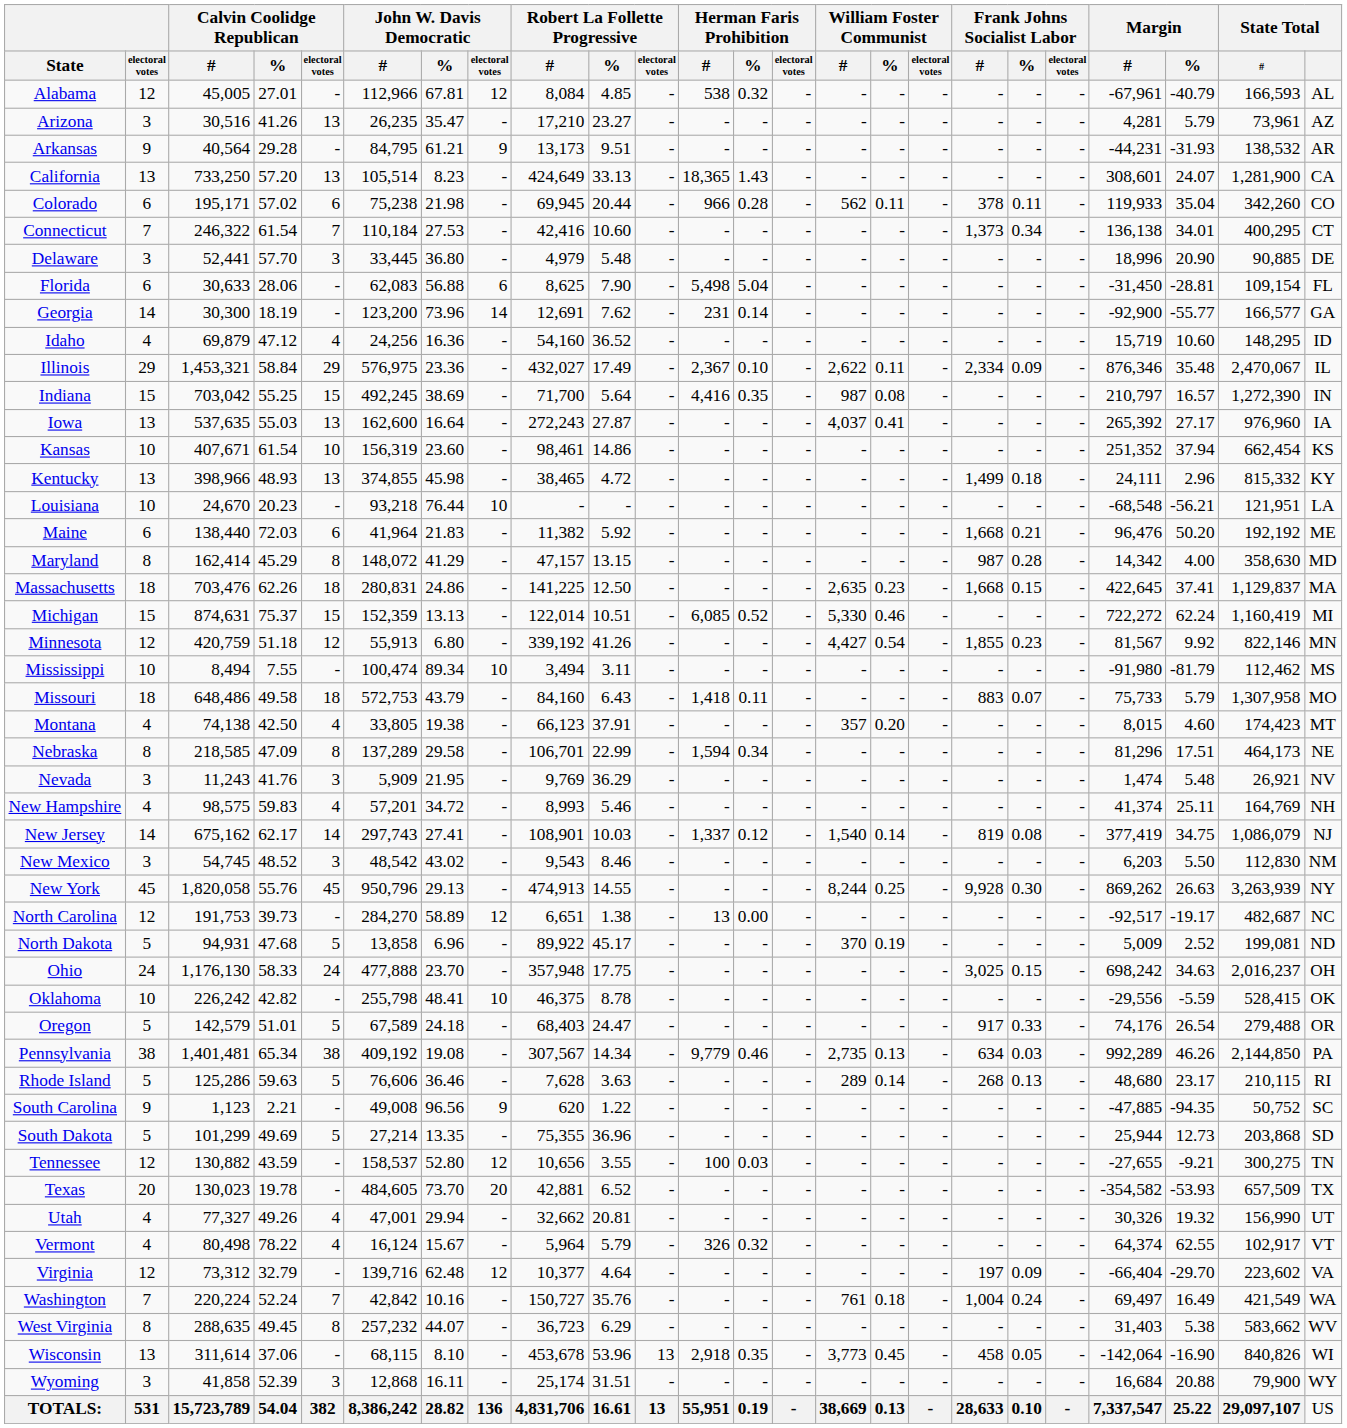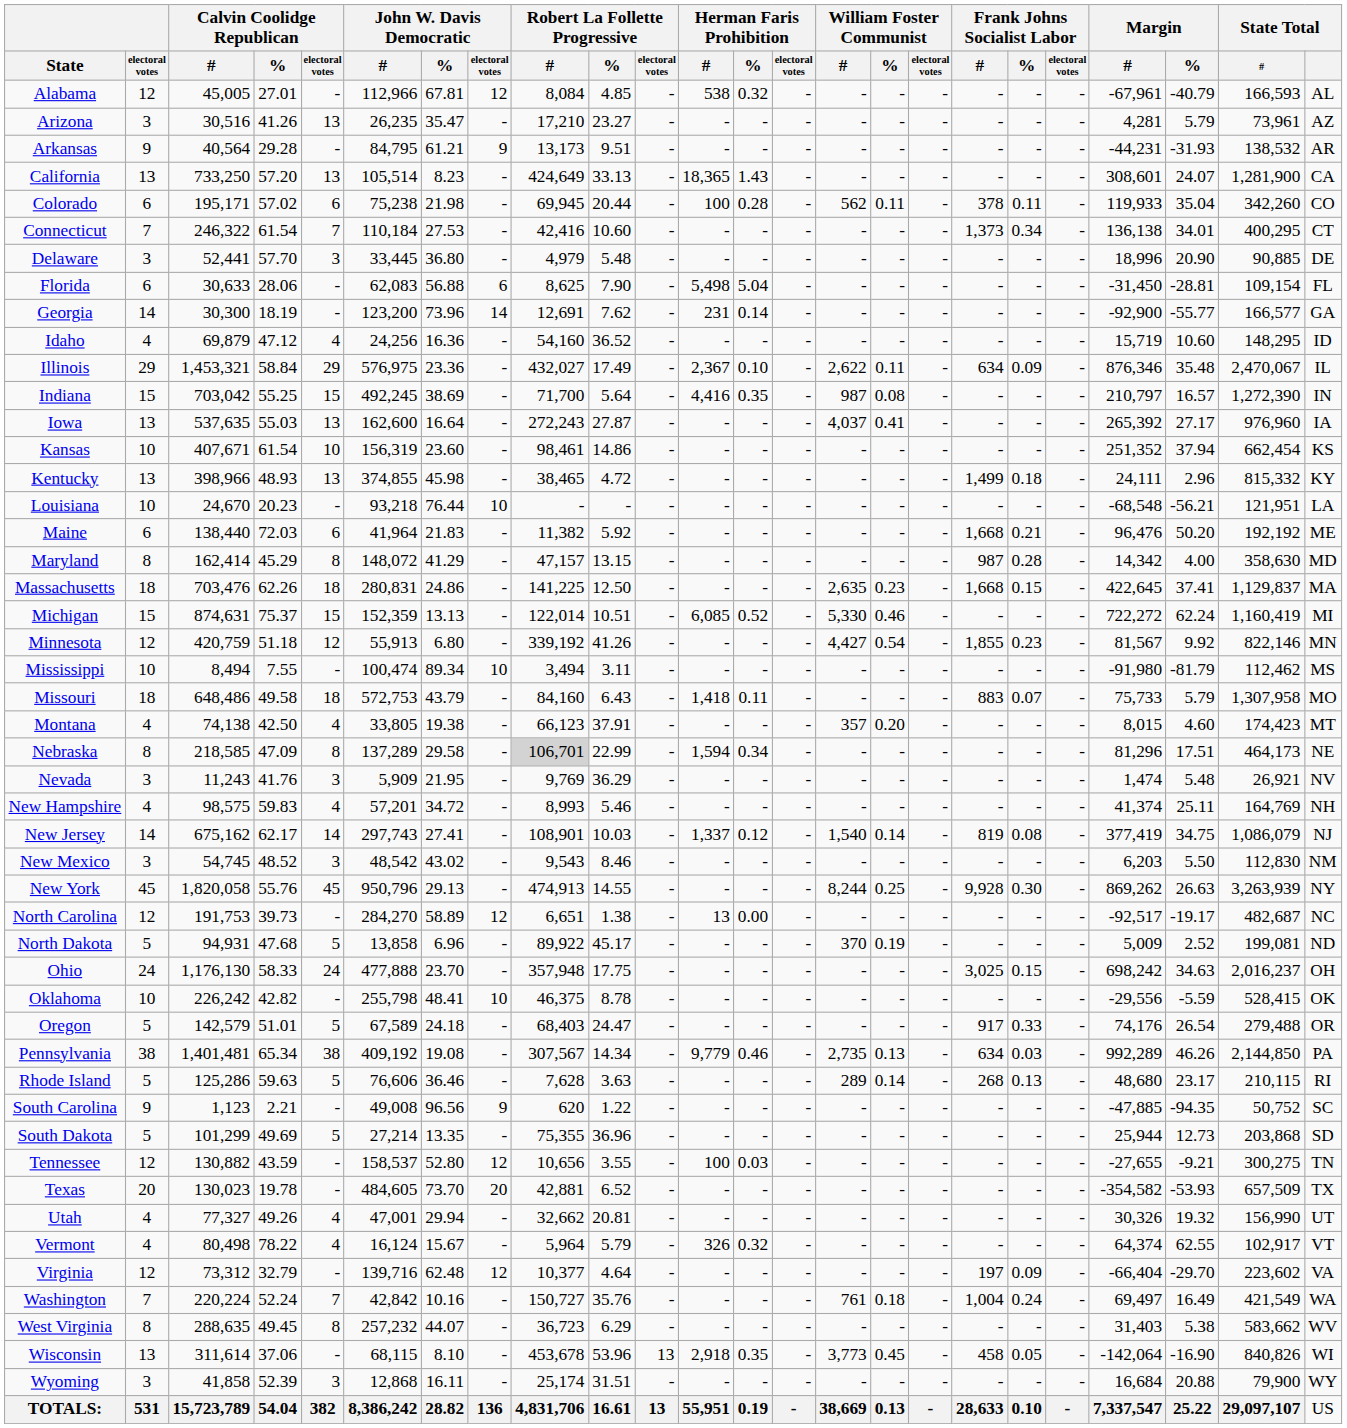(717, 203) 966 -> (717, 203) 100
(984, 368) 2,334 -> (991, 368) 634
(556, 751) no background -> (556, 751) lightgrey background
